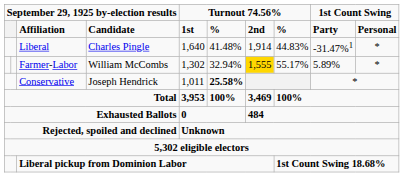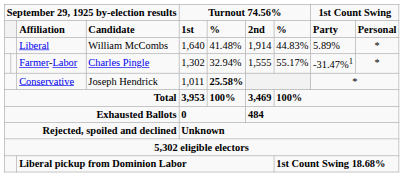(119, 47) Charles Pingle -> (128, 45) William McCombs
(333, 47) -31.47%1 -> (327, 45) 5.89%
(128, 65) William McCombs -> (119, 63) Charles Pingle
(260, 65) gold background -> (260, 63) no background
(327, 65) 5.89% -> (333, 63) -31.47%1
